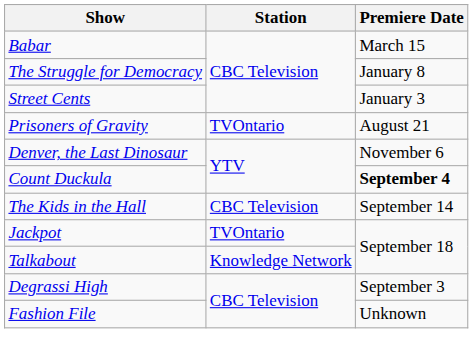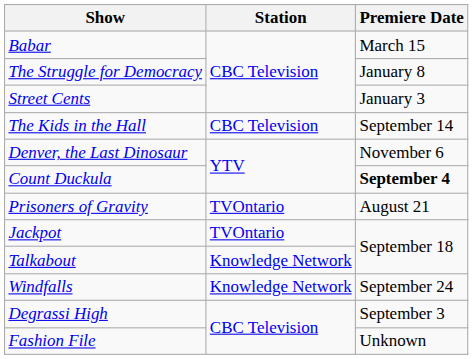rows swapped: (78, 125) <-> (77, 206)
+ row: (40, 286)
